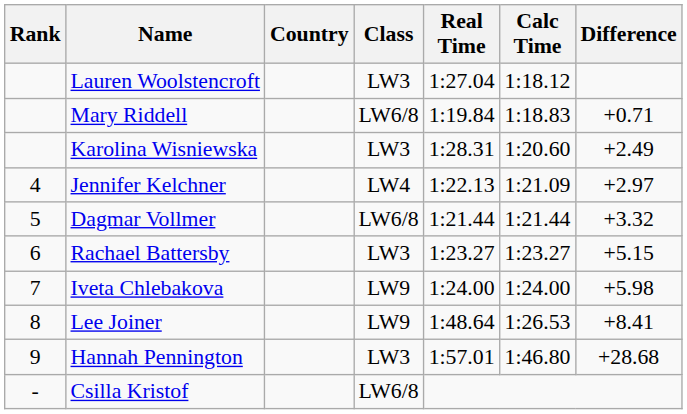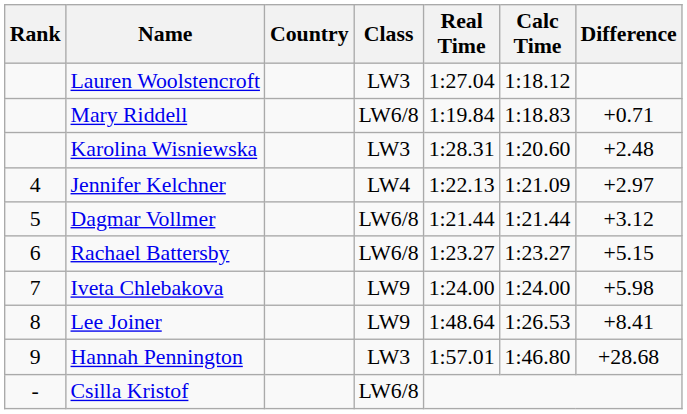(629, 149) +2.49 -> (629, 149) +2.48
(629, 218) +3.32 -> (629, 218) +3.12
(389, 253) LW3 -> (389, 253) LW6/8
